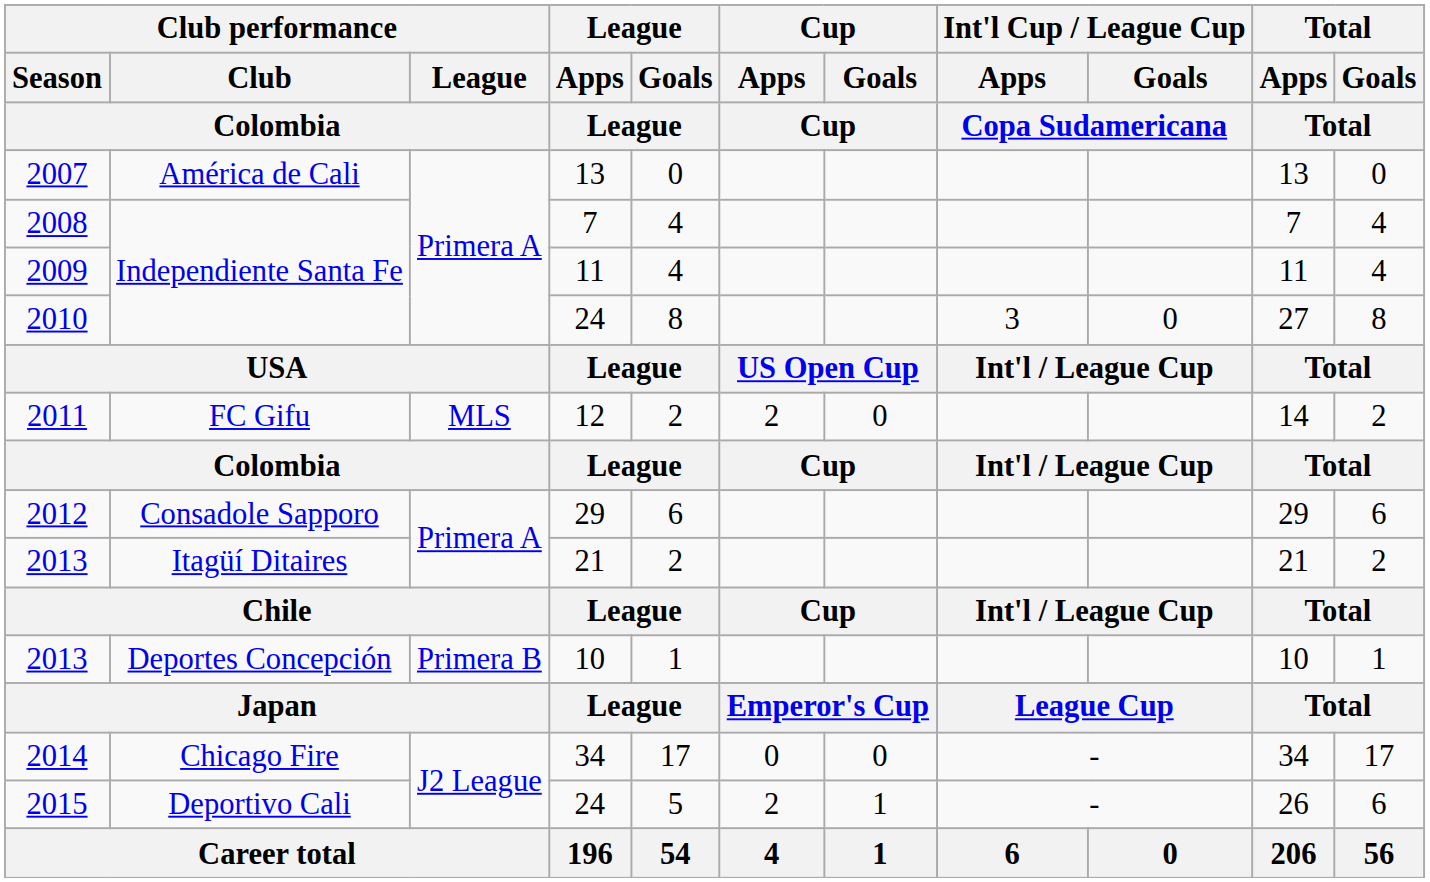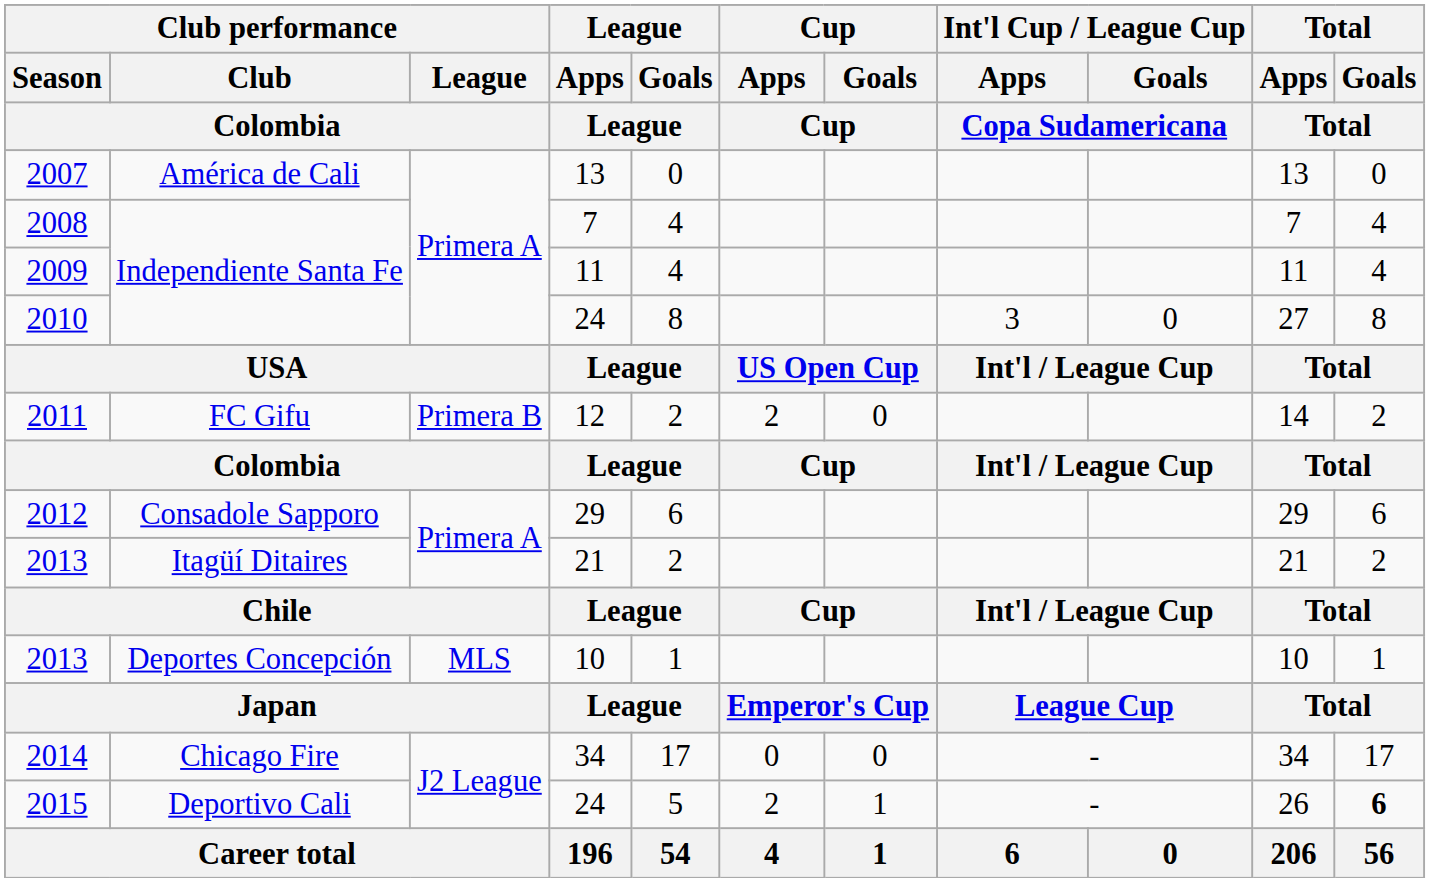(479, 416) MLS -> (479, 416) Primera B
(479, 658) Primera B -> (479, 658) MLS
(1379, 804) normal -> (1379, 804) bold
